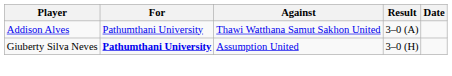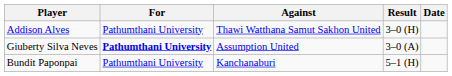(402, 29) 3–0 (A) -> (402, 29) 3–0 (H)
(402, 46) 3–0 (H) -> (402, 46) 3–0 (A)
+ row: (42, 63)
